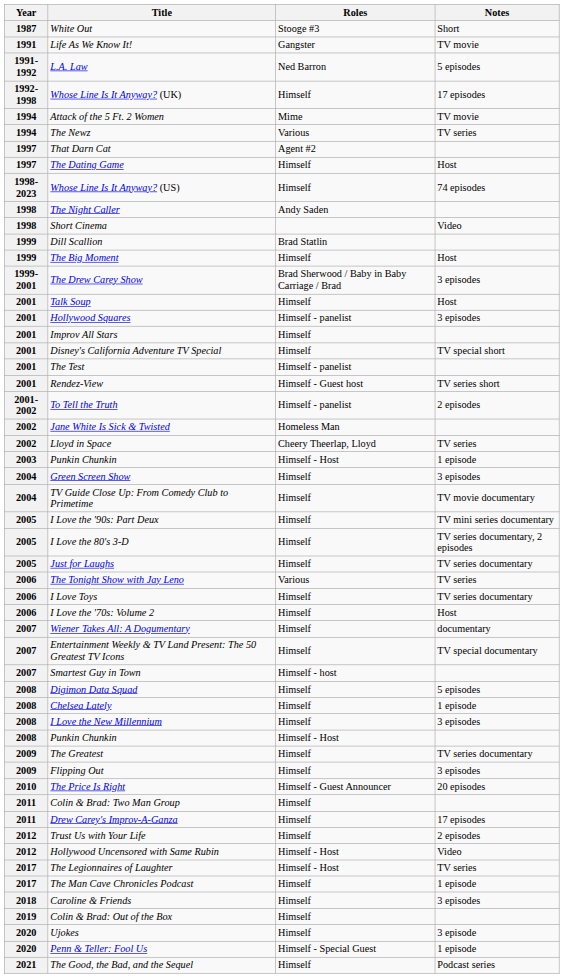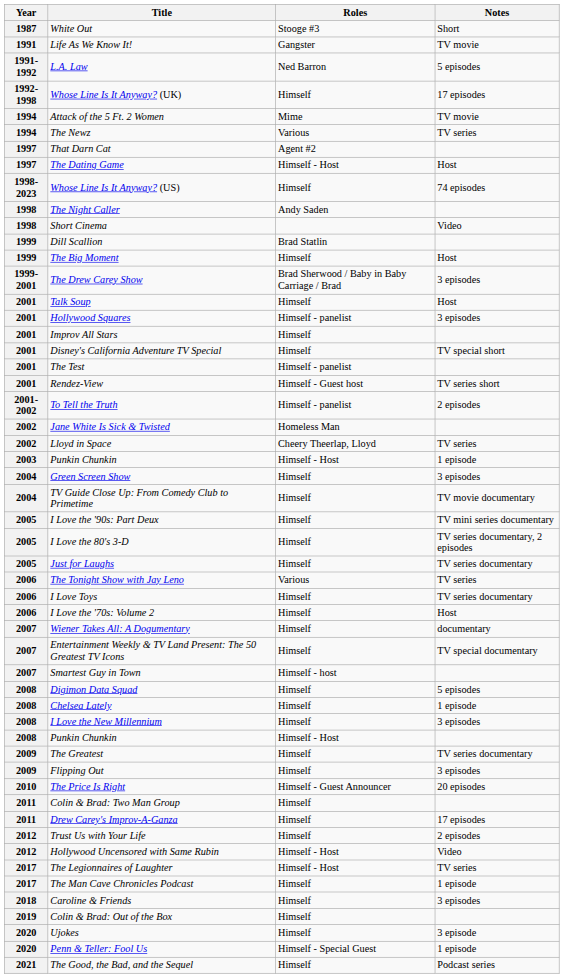(294, 165) Himself -> (308, 165) Himself - Host
